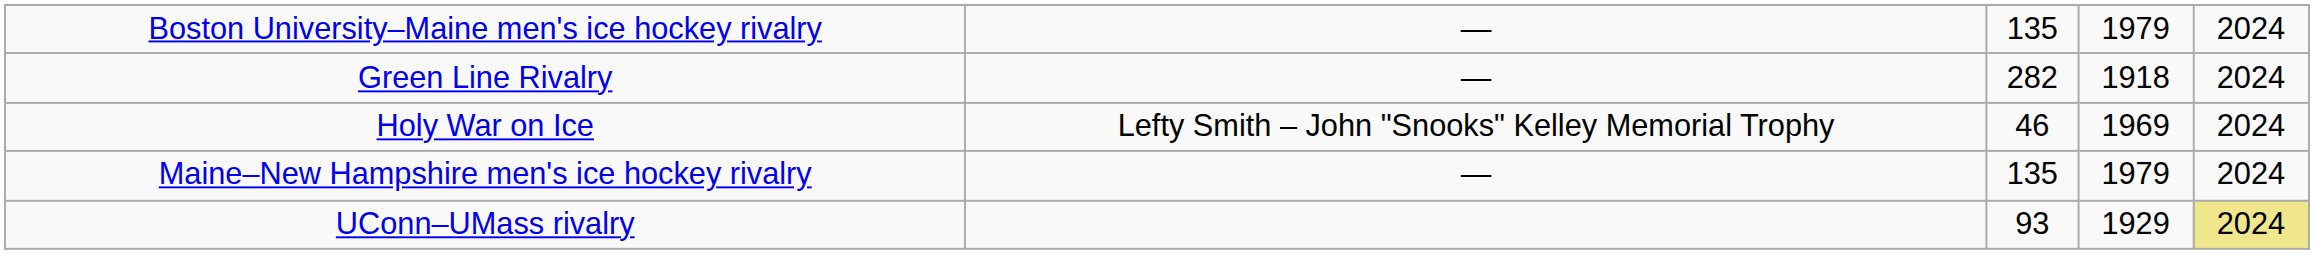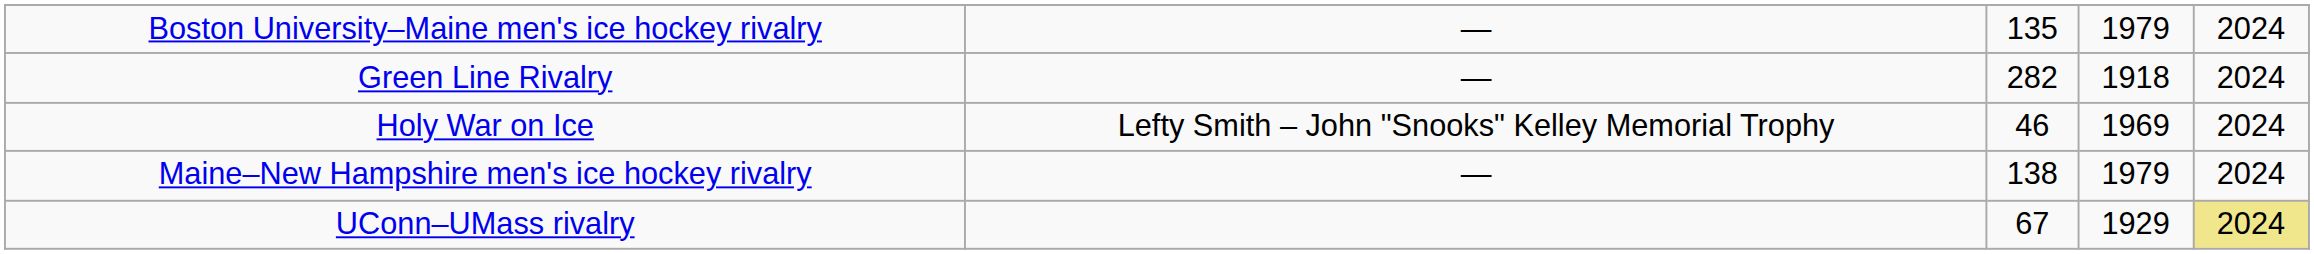(2032, 175) 135 -> (2032, 175) 138
(2032, 223) 93 -> (2032, 223) 67
